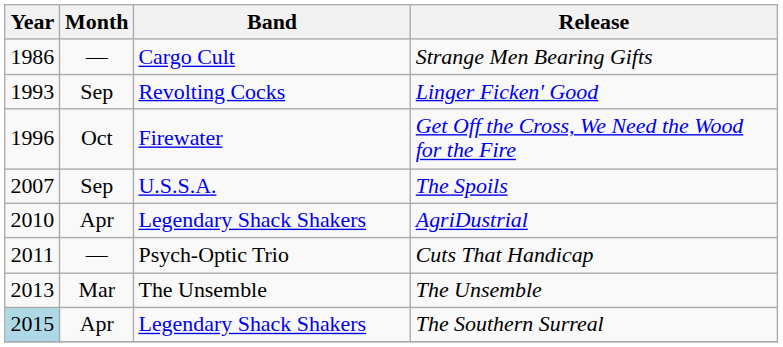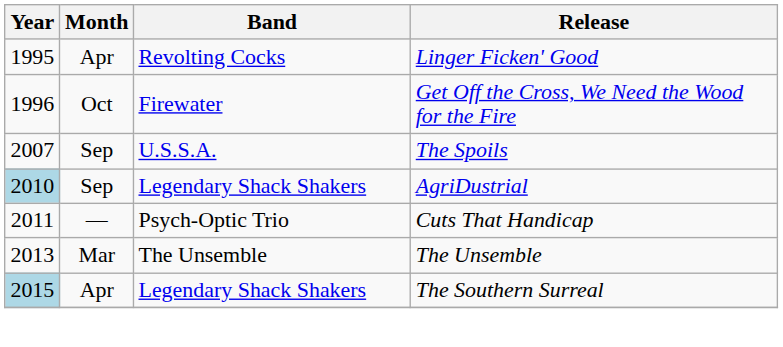- row: (534, 56)
(32, 91) 1993 -> (32, 56) 1995
(97, 91) Sep -> (97, 56) Apr
(32, 220) no background -> (32, 185) lightblue background
(97, 220) Apr -> (97, 185) Sep
